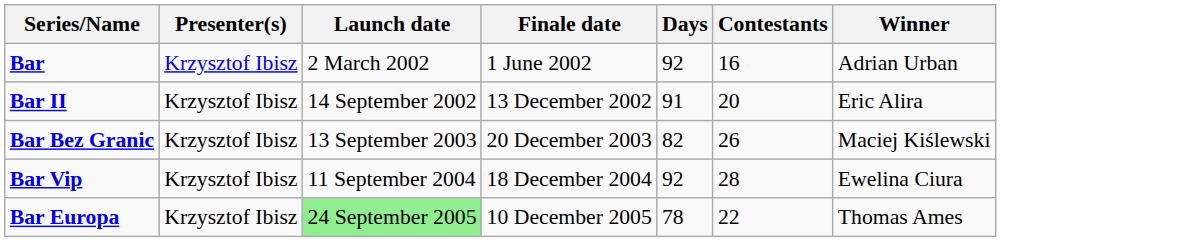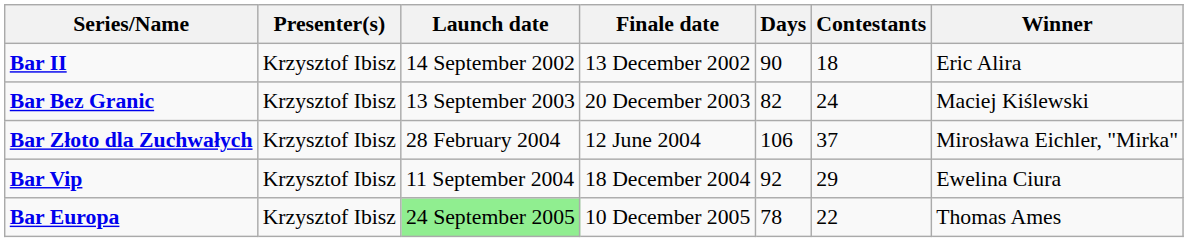- row: (27, 62)
(673, 101) 91 -> (771, 62) 90
(729, 101) 20 -> (827, 62) 18
(729, 140) 26 -> (827, 101) 24
+ row: (131, 140)
(729, 178) 28 -> (827, 178) 29
